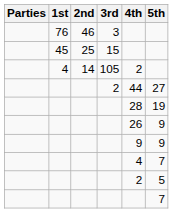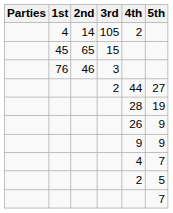rows swapped: (62, 32) <-> (65, 69)
(88, 50) 25 -> (88, 50) 65
